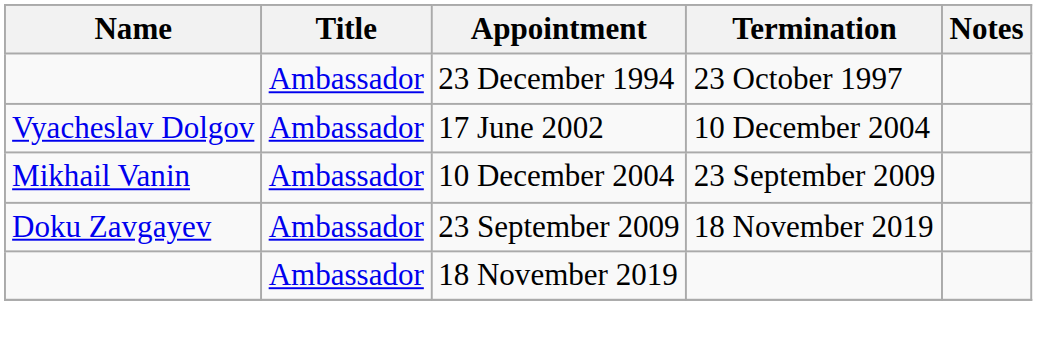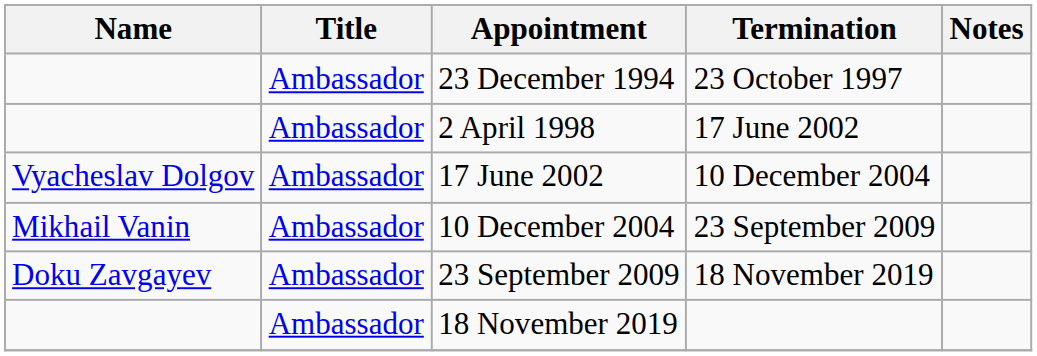+ row: (517, 127)
